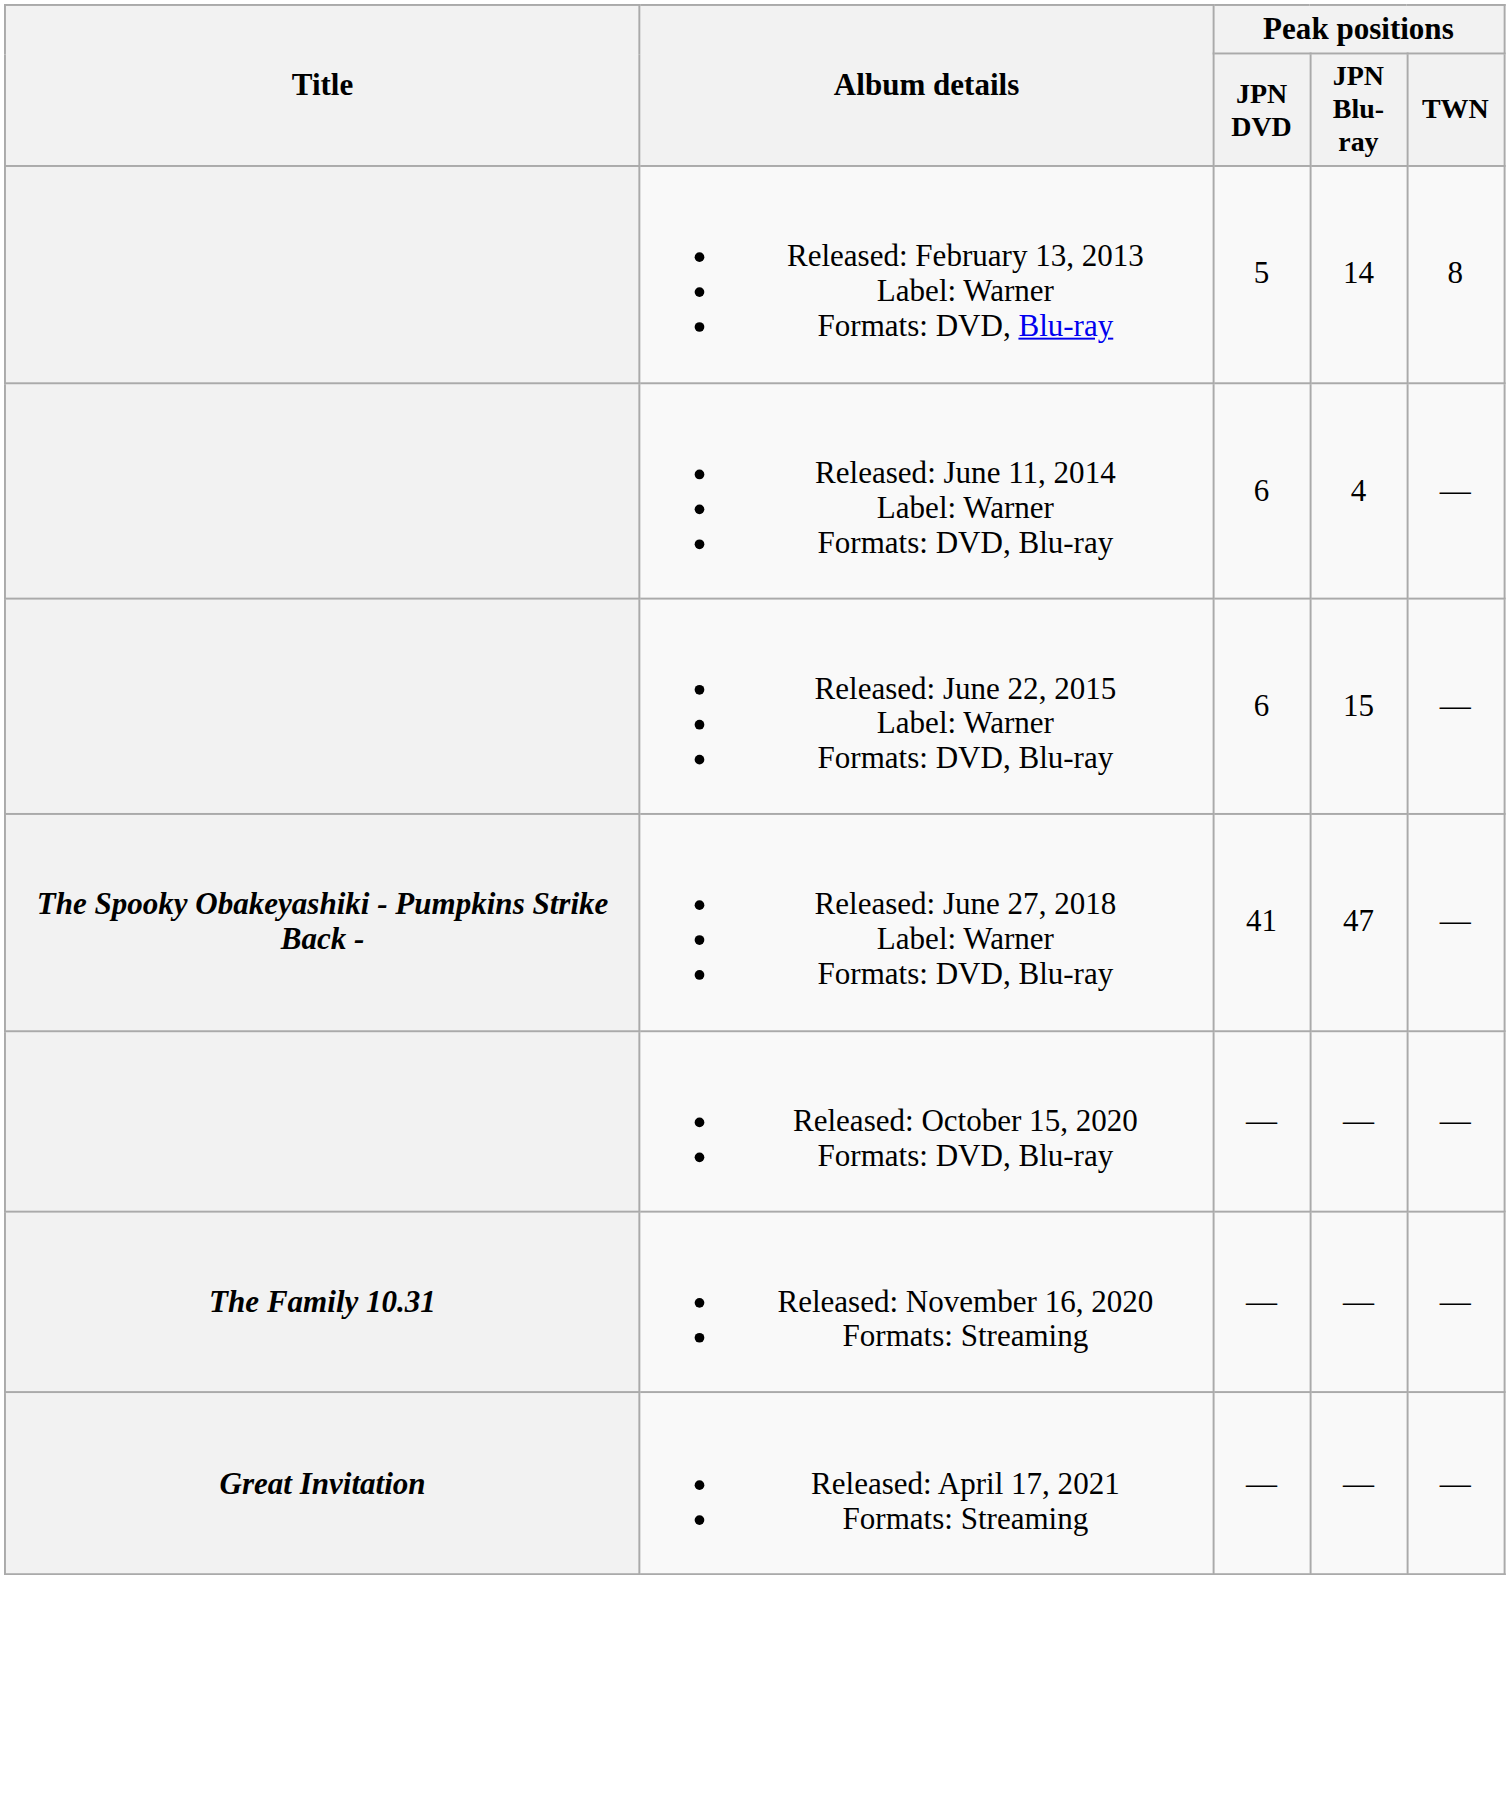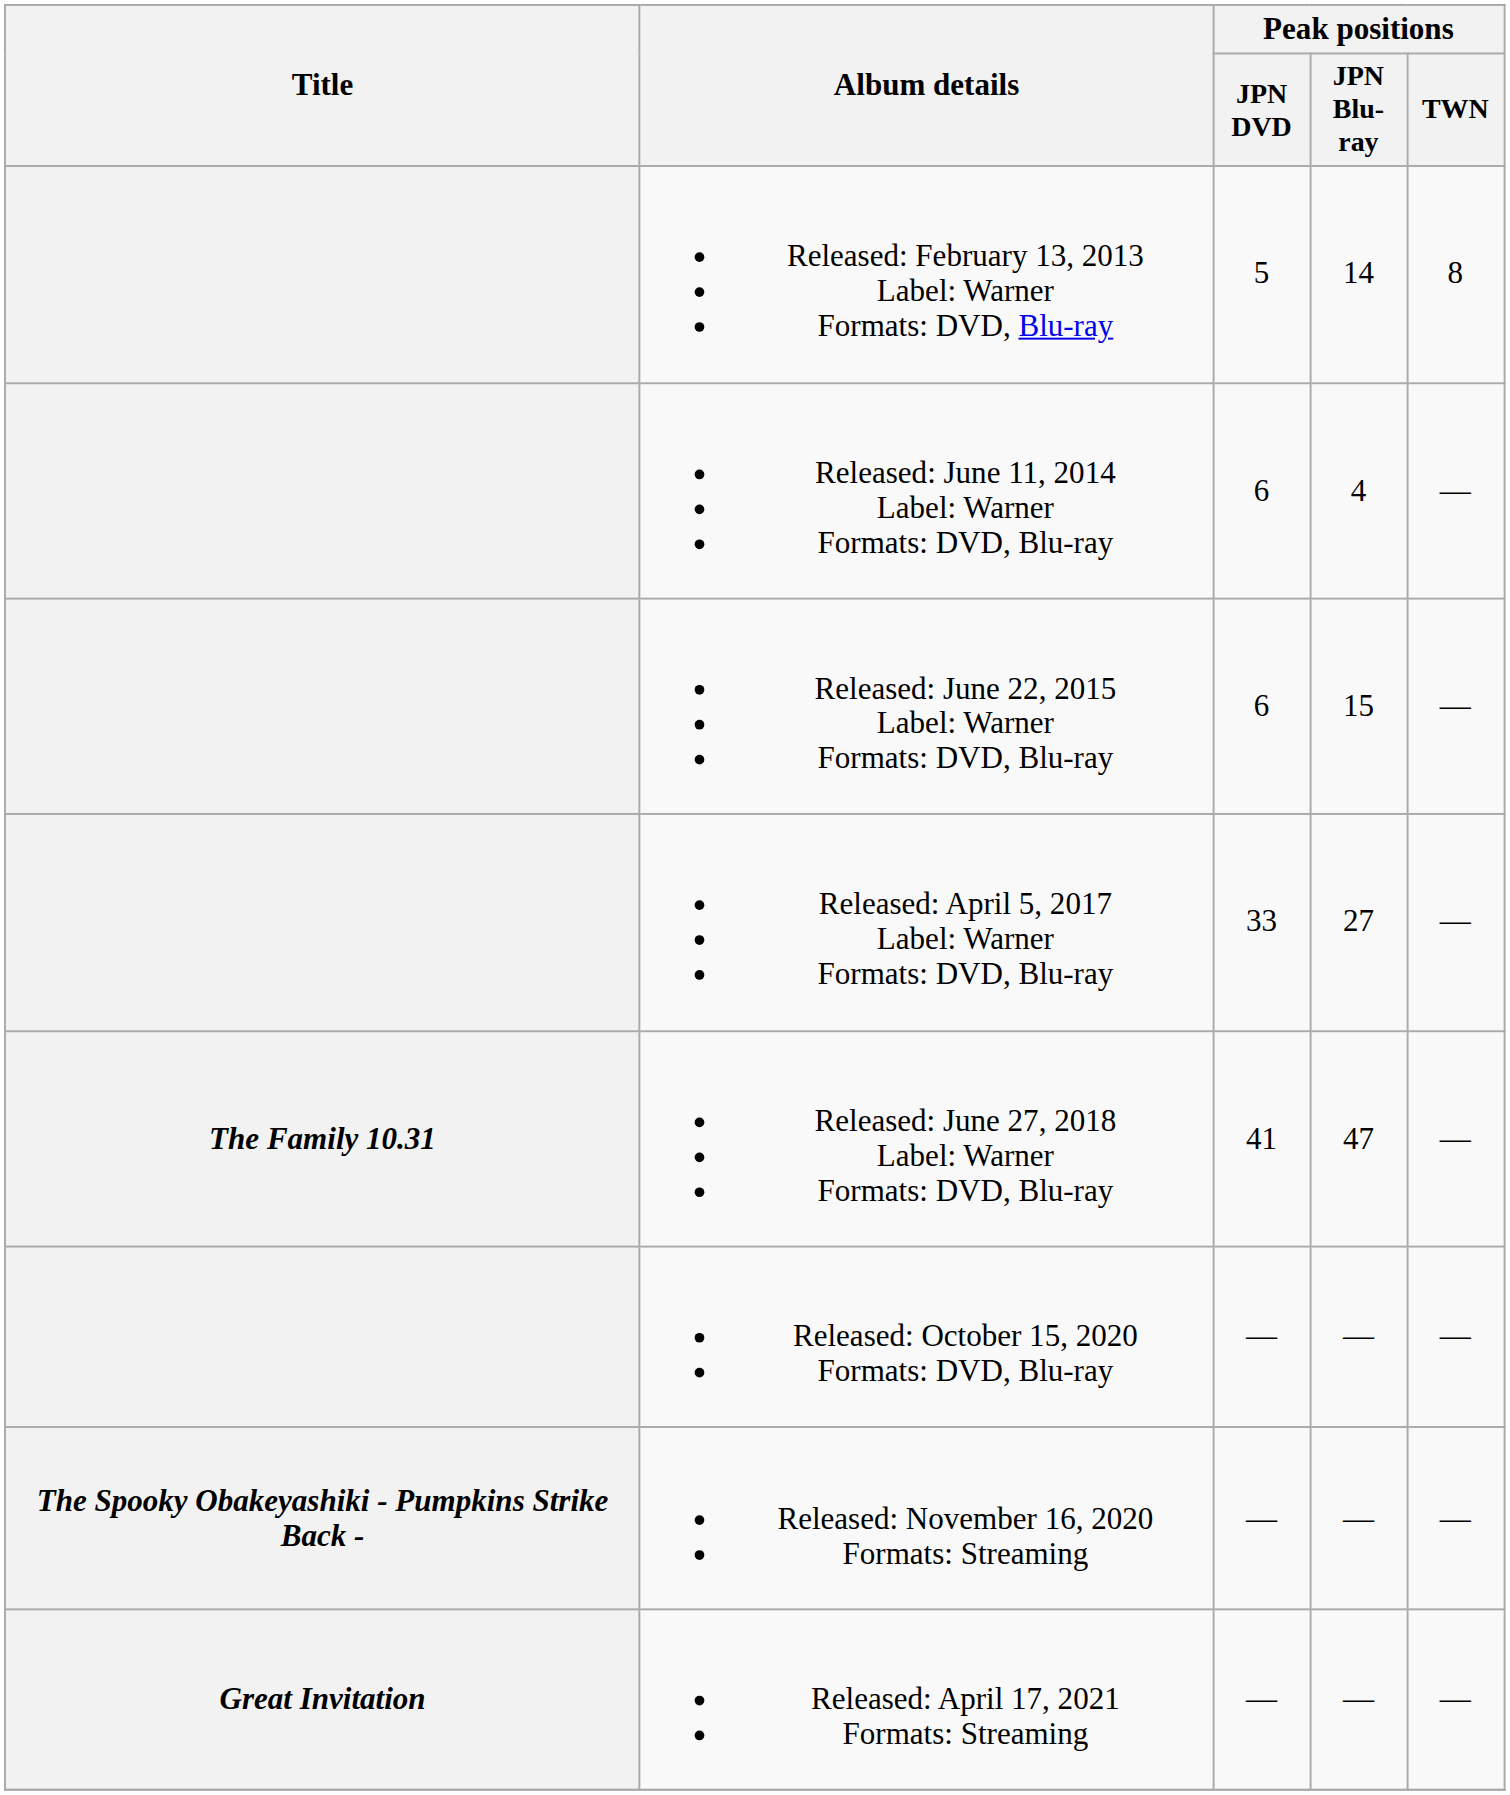+ row: (927, 940)
(323, 921) The Spooky Obakeyashiki - Pumpkins Strike Back - -> (323, 1138) The Family 10.31
(323, 1301) The Family 10.31 -> (323, 1517) The Spooky Obakeyashiki - Pumpkins Strike Back -
